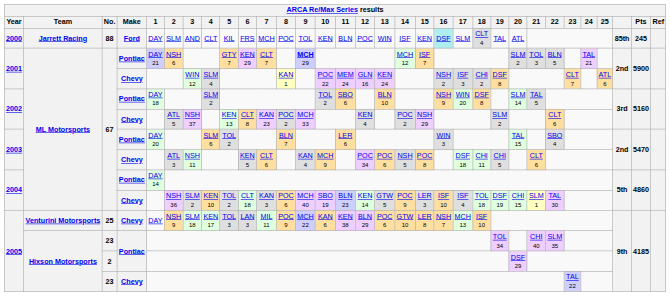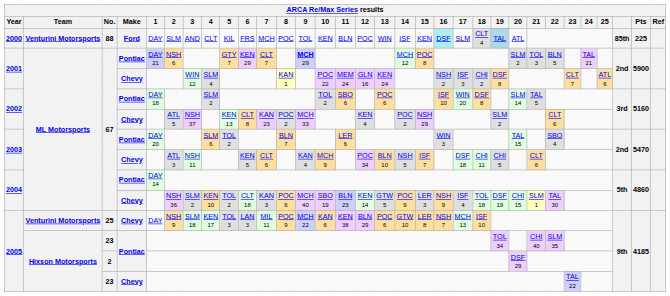(63, 38) Jarrett Racing -> (63, 38) Venturini Motorsports
(500, 38) no background -> (500, 38) lightblue background
(641, 38) 245 -> (641, 38) 225
(425, 58) ISF 7 -> (425, 58) POC 8
(385, 99) BLN 10 -> (385, 99) POC 6
(444, 99) NSH 9 -> (444, 99) ISF 10
(385, 159) POC 6 -> (385, 159) BLN 10
(425, 159) POC 8 -> (425, 159) ISF 7
(444, 200) ISF 10 -> (444, 200) NSH 9
